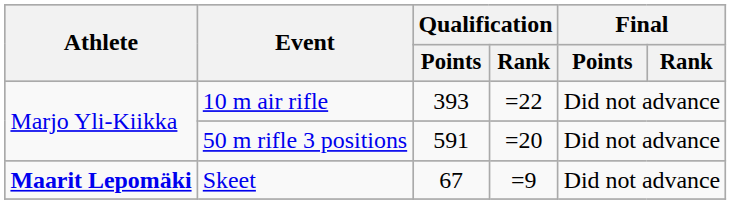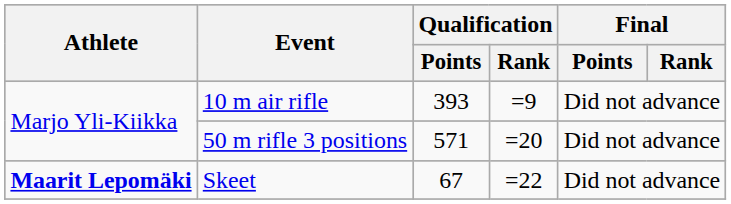(524, 101) =22 -> (524, 101) =9
(451, 140) 591 -> (451, 140) 571
(524, 180) =9 -> (524, 180) =22
